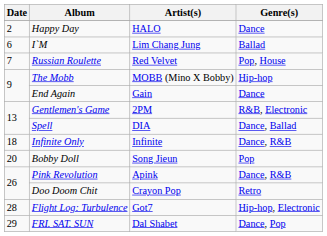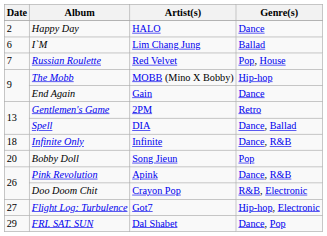(273, 110) R&B, Electronic -> (250, 110) Retro
(250, 191) Retro -> (273, 191) R&B, Electronic
(12, 207) 28 -> (12, 207) 27
